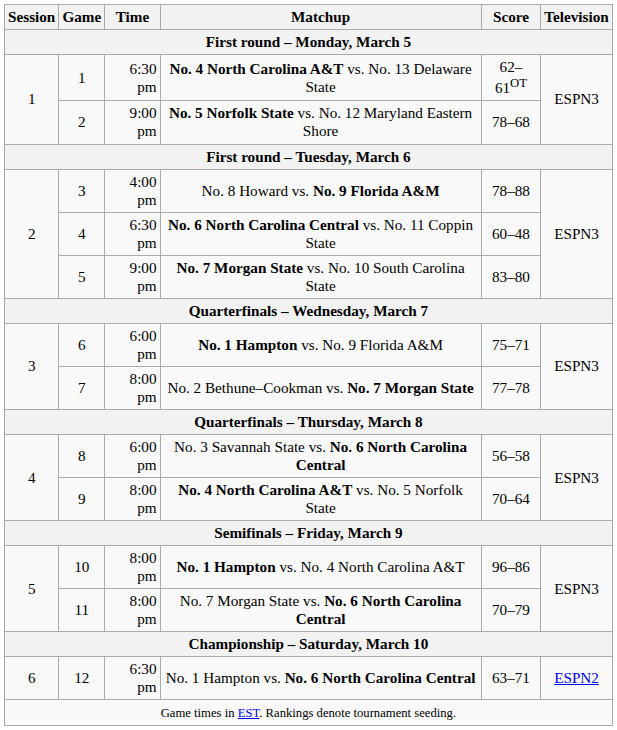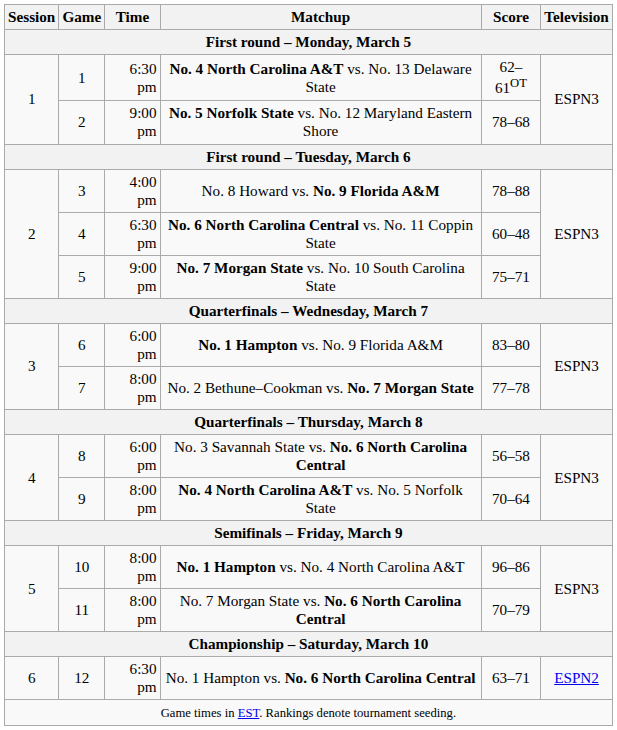(511, 276) 83–80 -> (511, 276) 75–71
(511, 344) 75–71 -> (511, 344) 83–80
